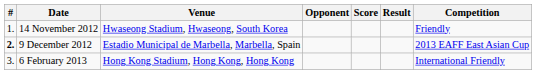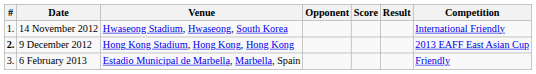(433, 28) Friendly -> (460, 28) International Friendly
(202, 45) Estadio Municipal de Marbella, Marbella, Spain -> (198, 45) Hong Kong Stadium, Hong Kong, Hong Kong
(198, 61) Hong Kong Stadium, Hong Kong, Hong Kong -> (202, 61) Estadio Municipal de Marbella, Marbella, Spain
(460, 61) International Friendly -> (433, 61) Friendly
